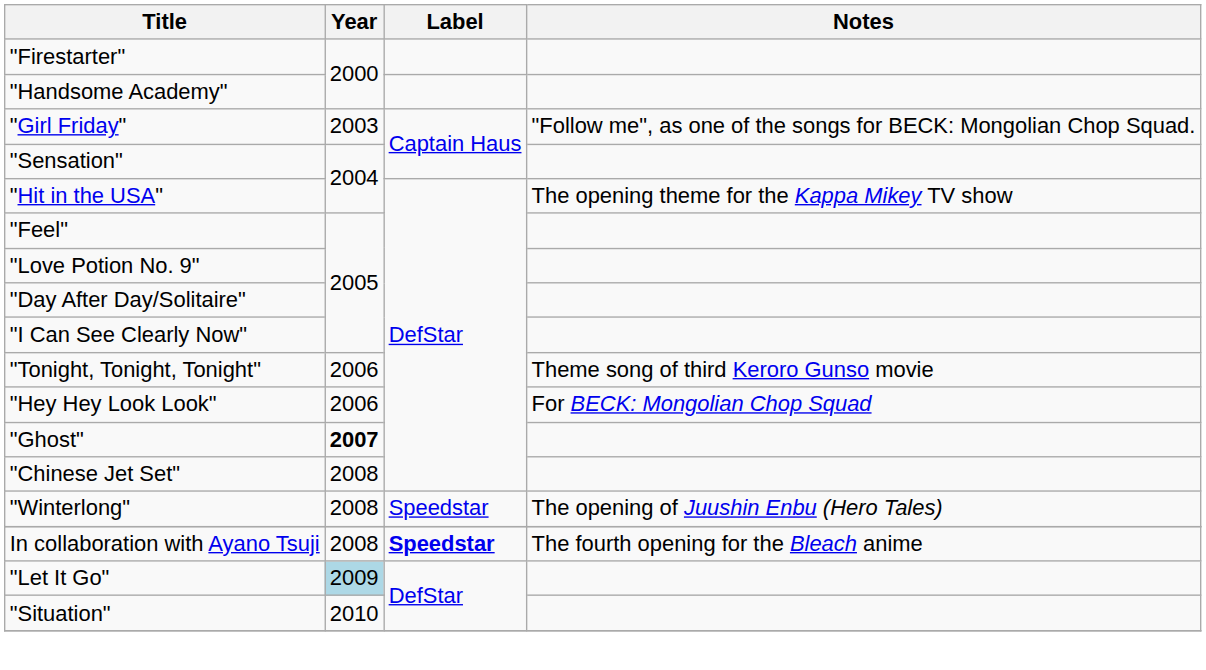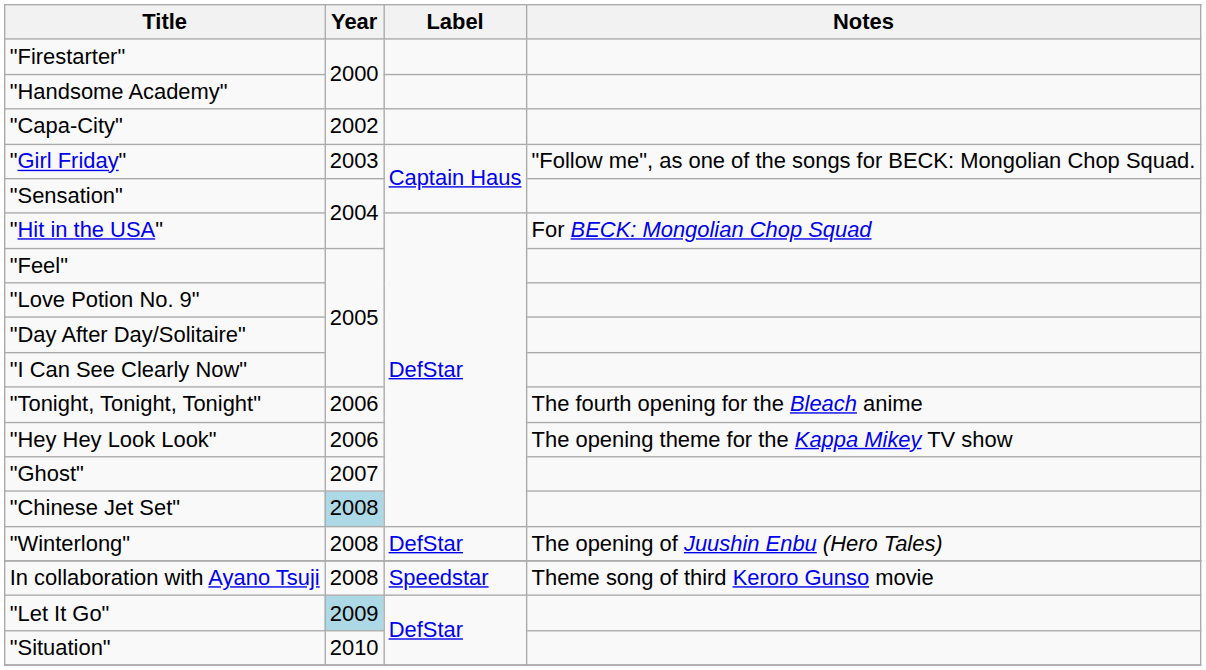+ row: (66, 126)
(772, 195) The opening theme for the Kappa Mikey TV show -> (702, 230) For BECK: Mongolian Chop Squad
(733, 369) Theme song of third Keroro Gunso movie -> (727, 404) The fourth opening for the Bleach anime
(702, 404) For BECK: Mongolian Chop Squad -> (772, 439) The opening theme for the Kappa Mikey TV show
(354, 439) bold -> (354, 473) normal
(354, 473) no background -> (354, 508) lightblue background
(439, 508) Speedstar -> (426, 543) DefStar
(442, 543) bold -> (439, 578) normal
(727, 543) The fourth opening for the Bleach anime -> (733, 578) Theme song of third Keroro Gunso movie
